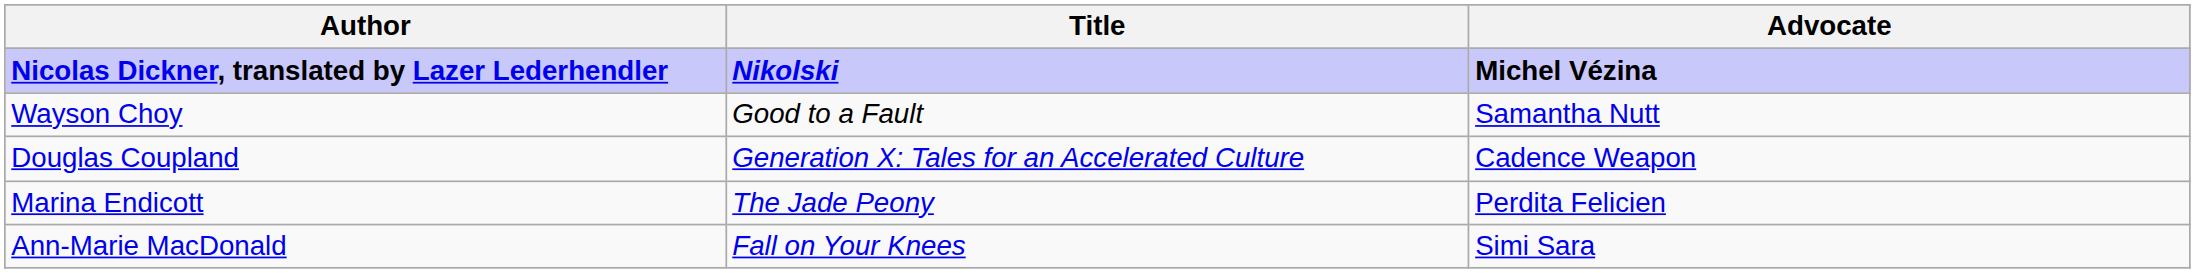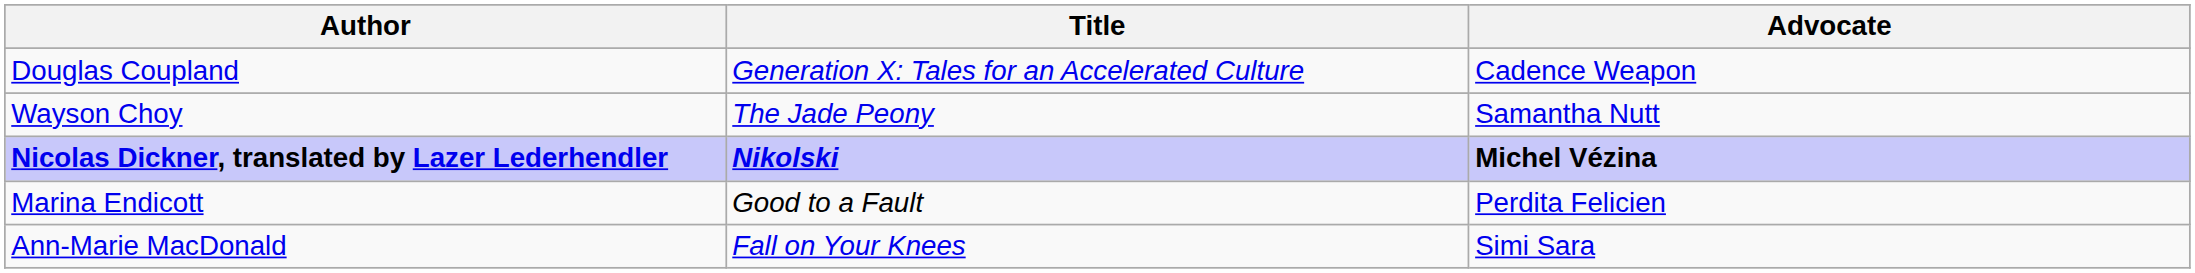rows swapped: (340, 70) <-> (125, 158)
(828, 114) Good to a Fault -> (833, 114) The Jade Peony
(833, 202) The Jade Peony -> (828, 202) Good to a Fault
